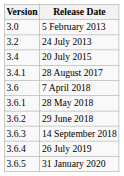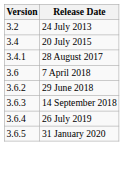- row: (74, 27)
- row: (68, 103)
